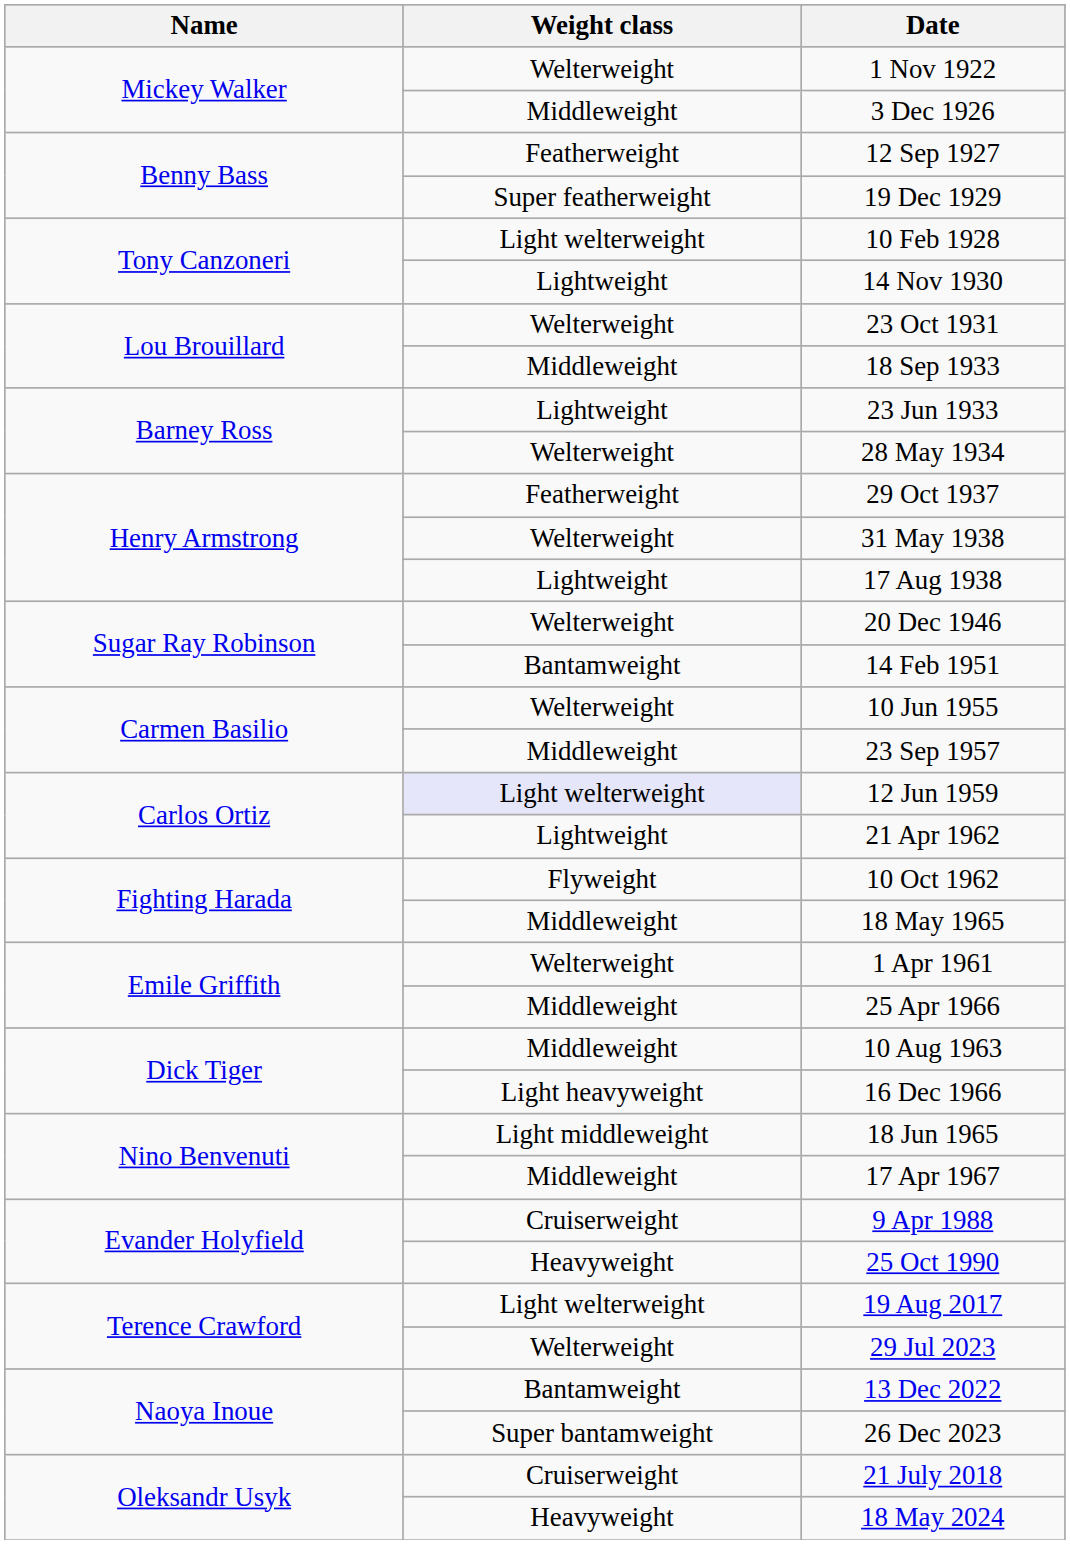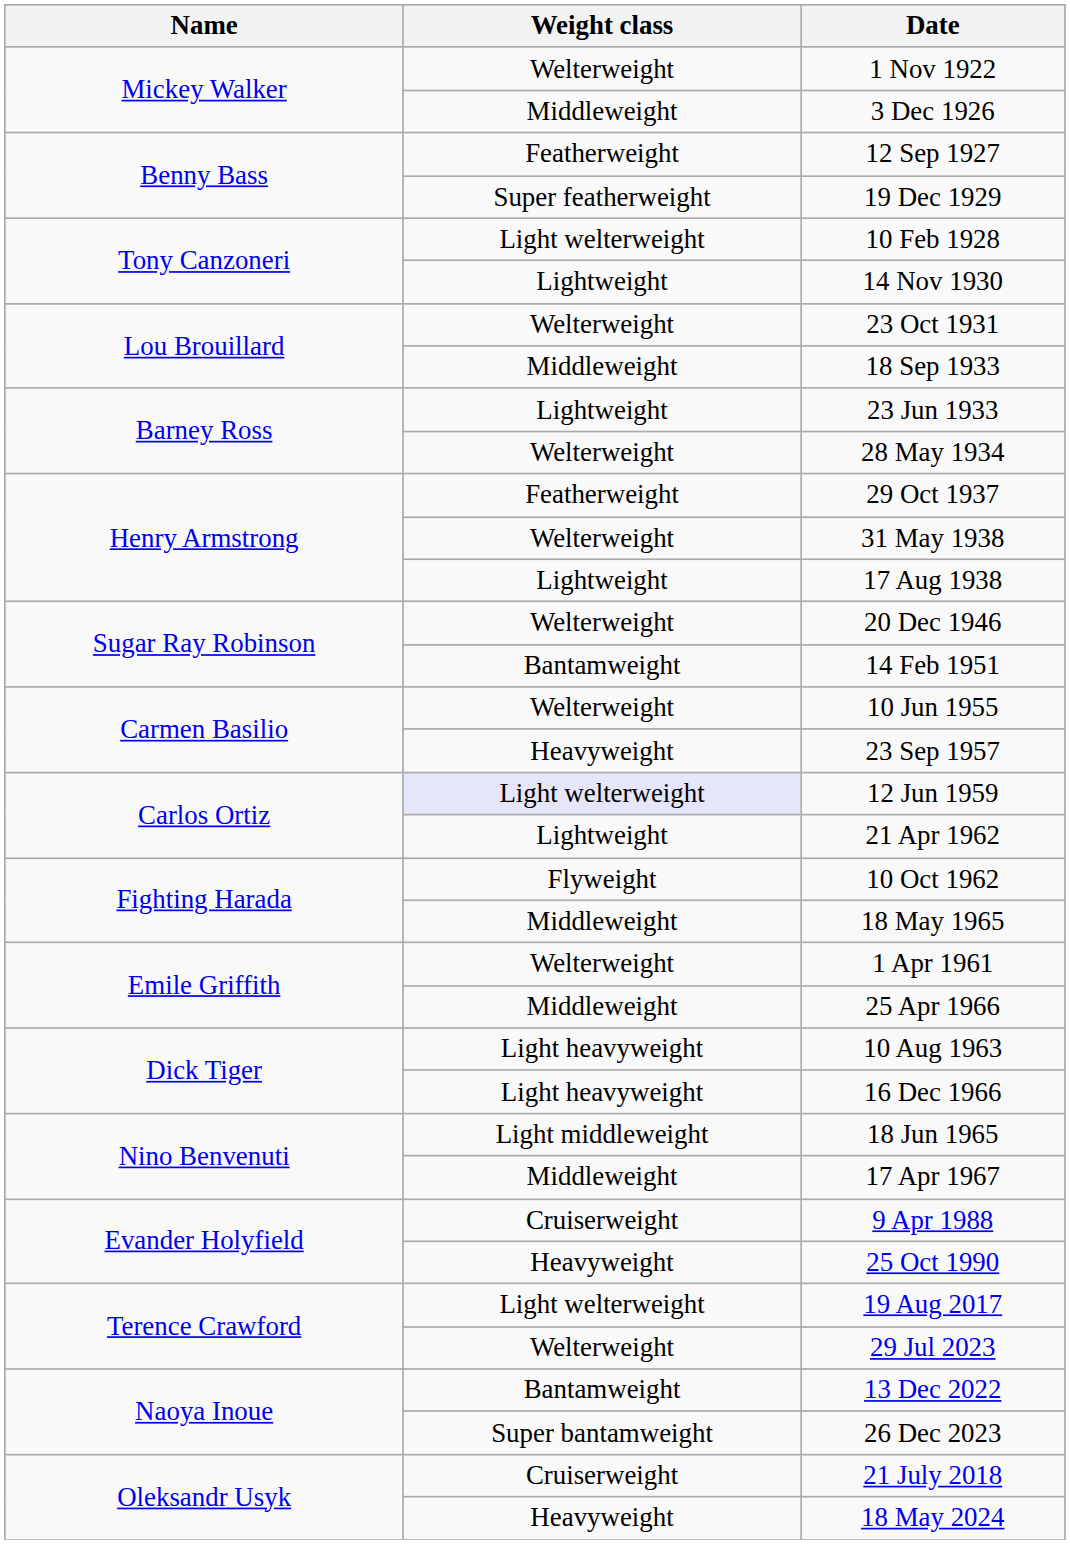(602, 750) Middleweight -> (602, 750) Heavyweight
(602, 1048) Middleweight -> (602, 1048) Light heavyweight
